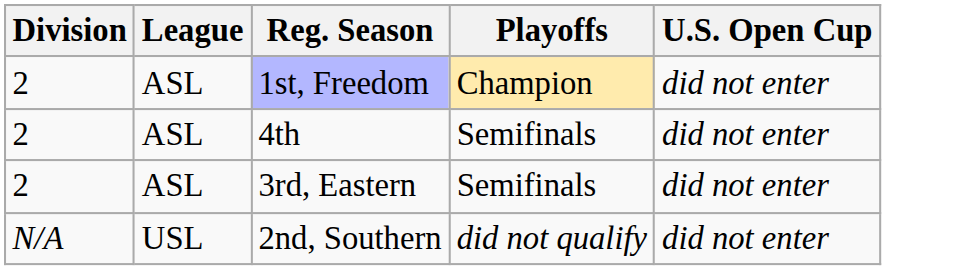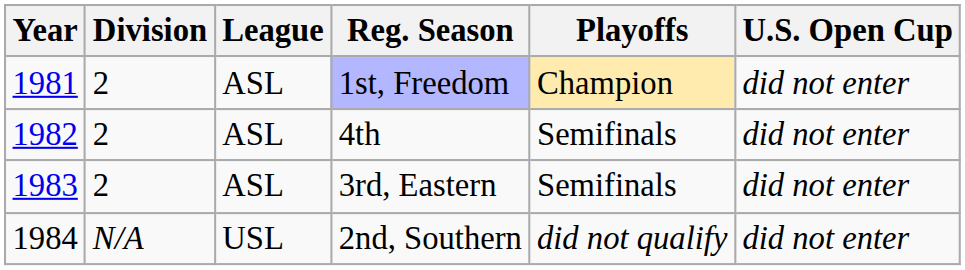+ column: (45, 30)
